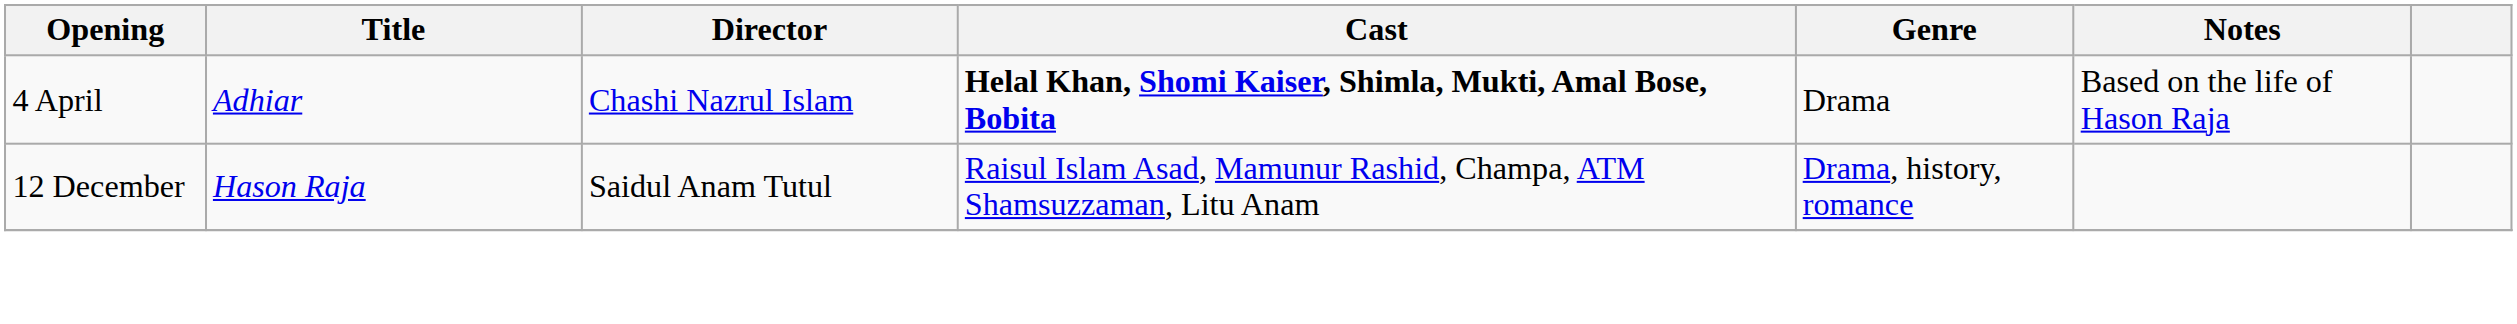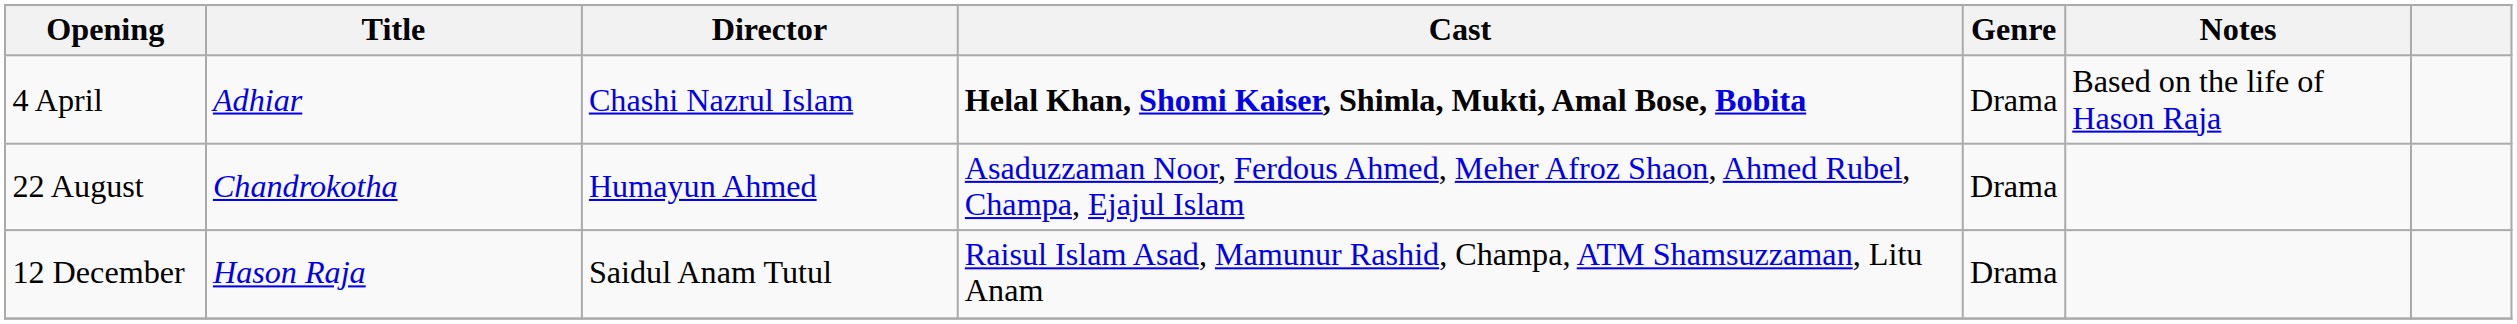+ row: (78, 186)
(1902, 186) Drama, history, romance -> (2014, 273) Drama
